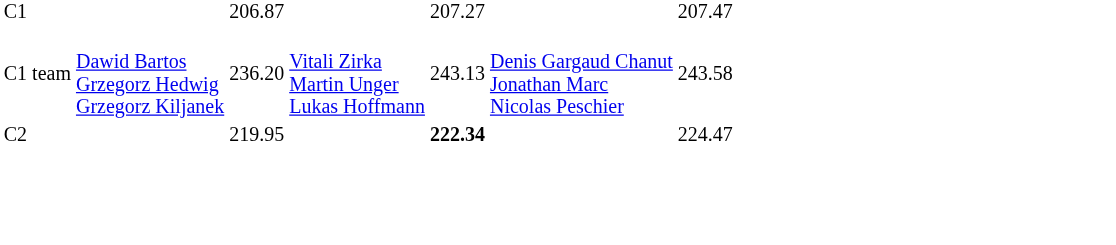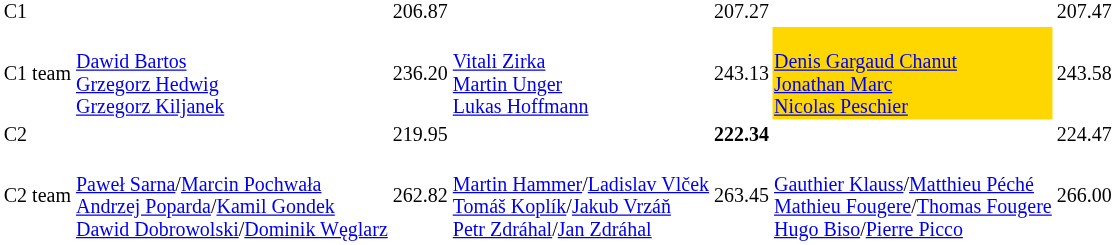(581, 84) no background -> (865, 84) gold background
+ row: (37, 195)
